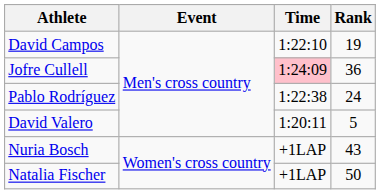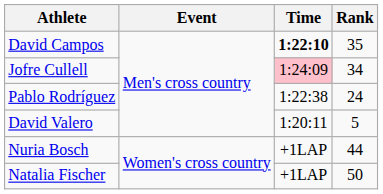(303, 44) normal -> (303, 44) bold
(353, 44) 19 -> (355, 44) 35
(353, 70) 36 -> (355, 70) 34
(353, 149) 43 -> (355, 149) 44
